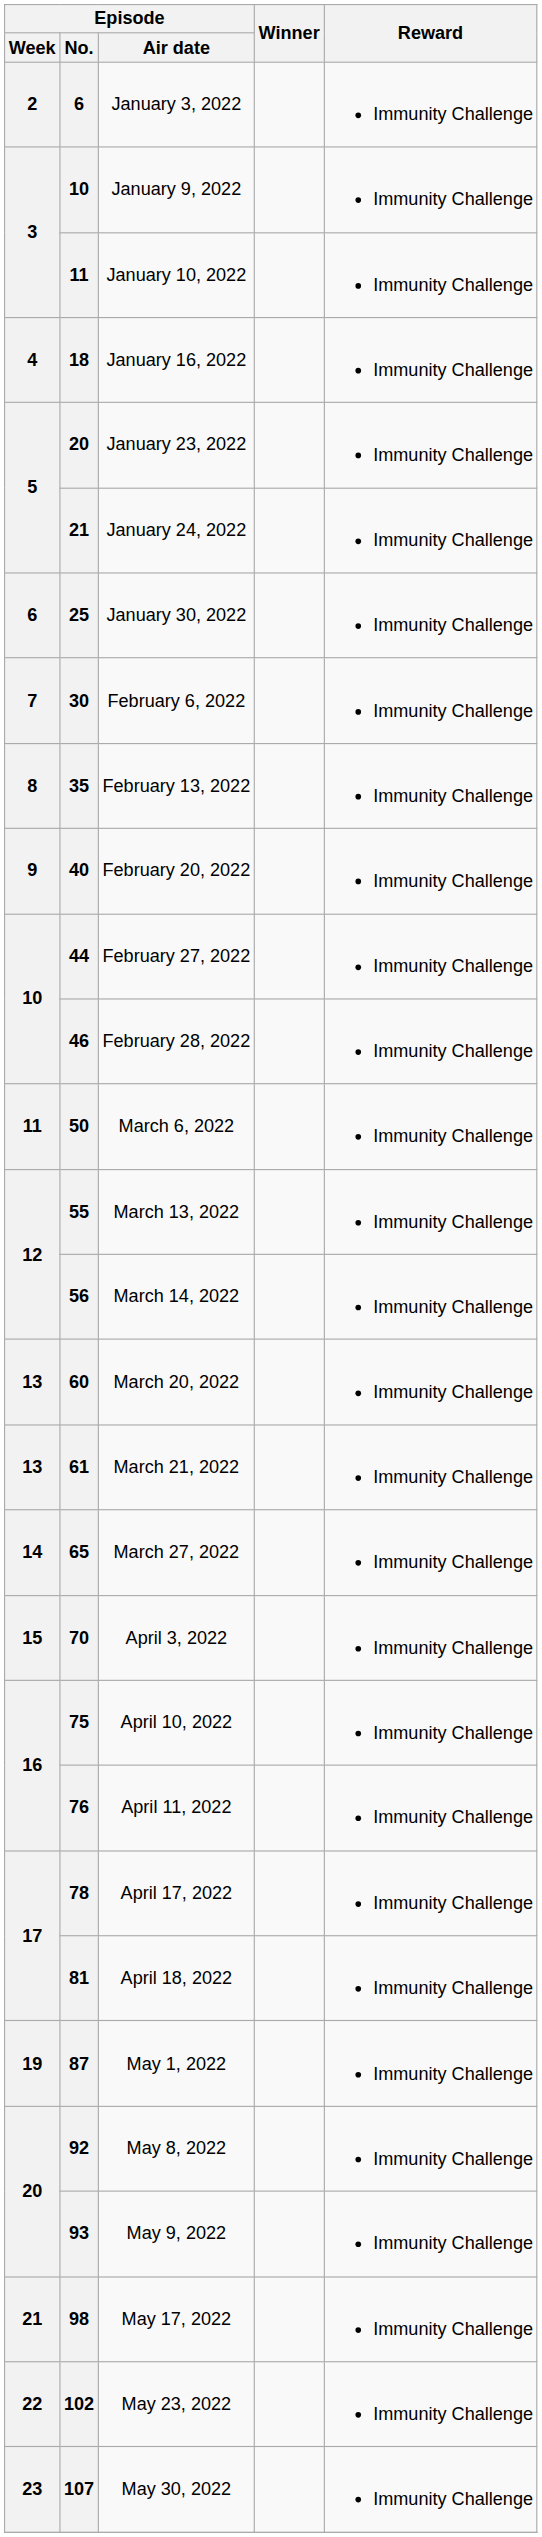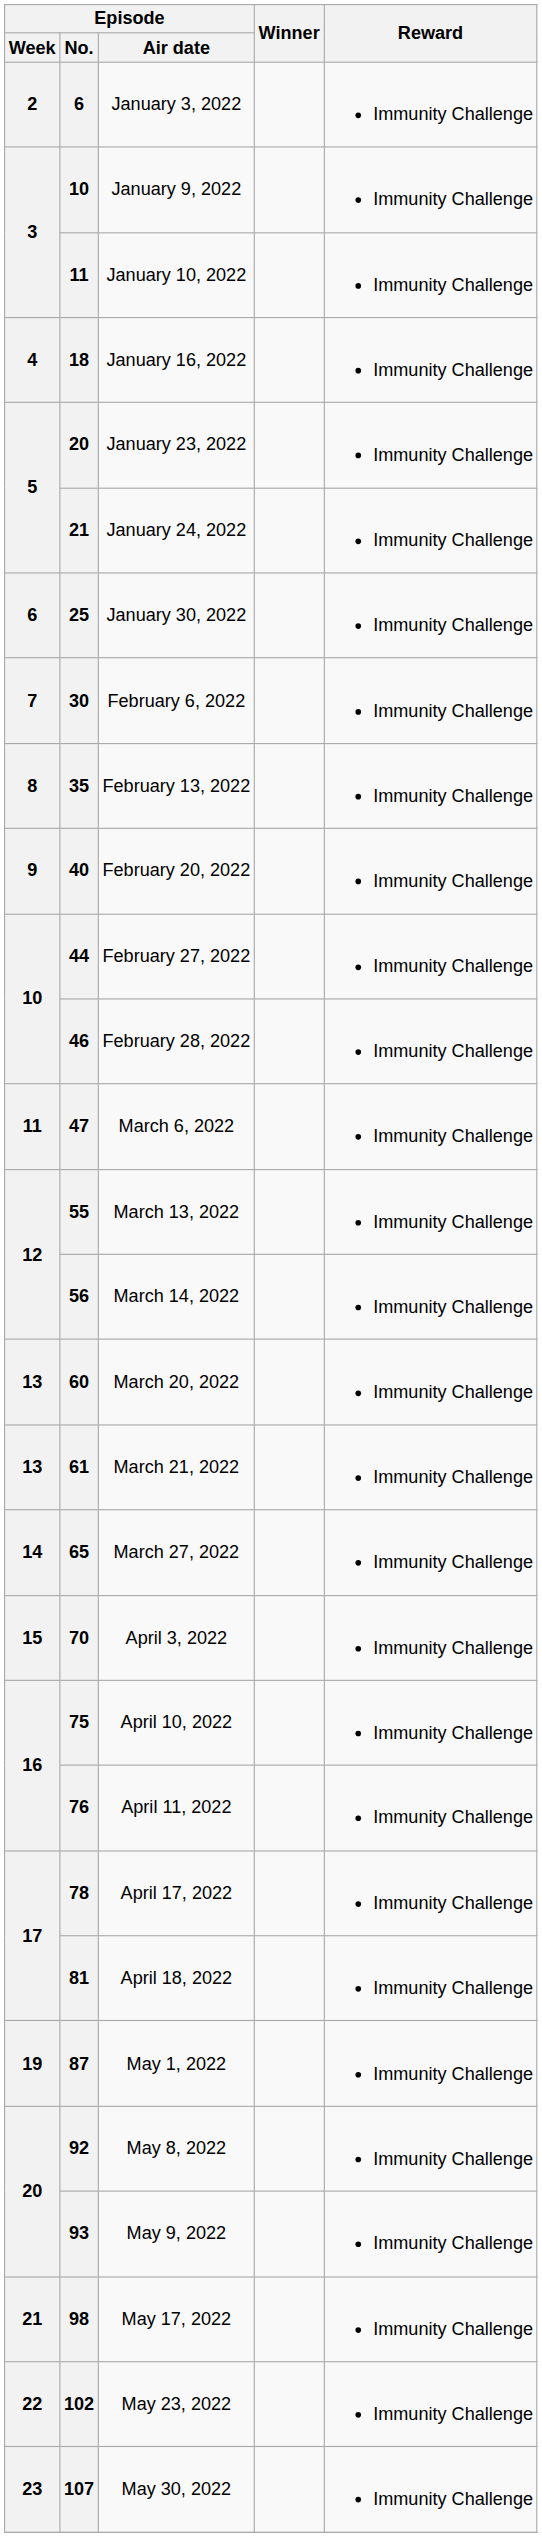(79, 1126) 50 -> (79, 1126) 47
